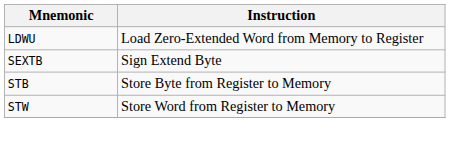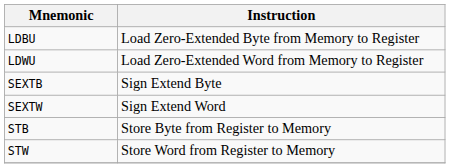+ row: (22, 39)
+ row: (25, 107)
